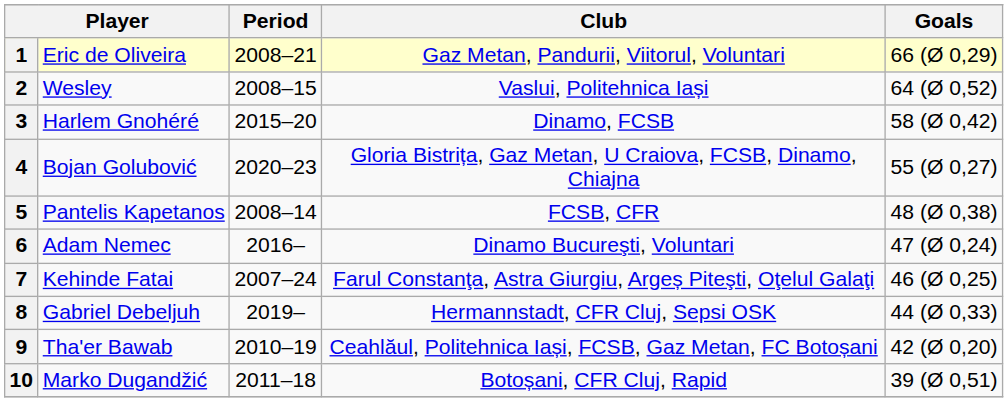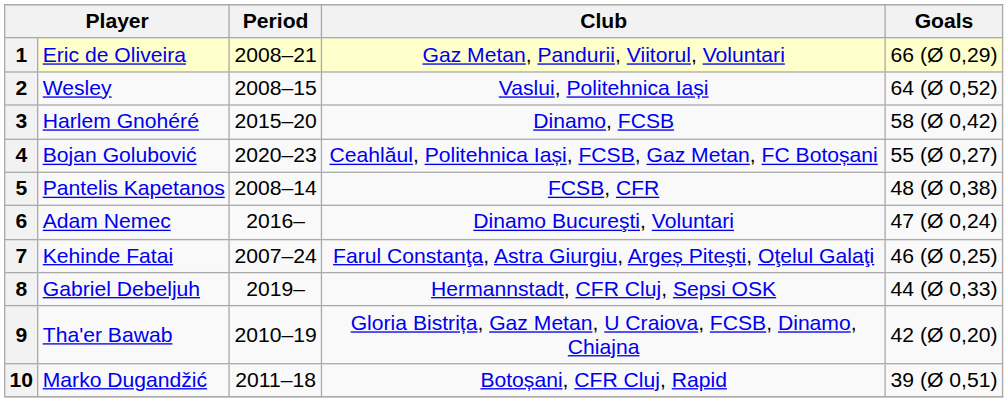(604, 167) Gloria Bistrița, Gaz Metan, U Craiova, FCSB, Dinamo, Chiajna -> (604, 155) Ceahlăul, Politehnica Iași, FCSB, Gaz Metan, FC Botoșani
(604, 346) Ceahlăul, Politehnica Iași, FCSB, Gaz Metan, FC Botoșani -> (604, 334) Gloria Bistrița, Gaz Metan, U Craiova, FCSB, Dinamo, Chiajna
